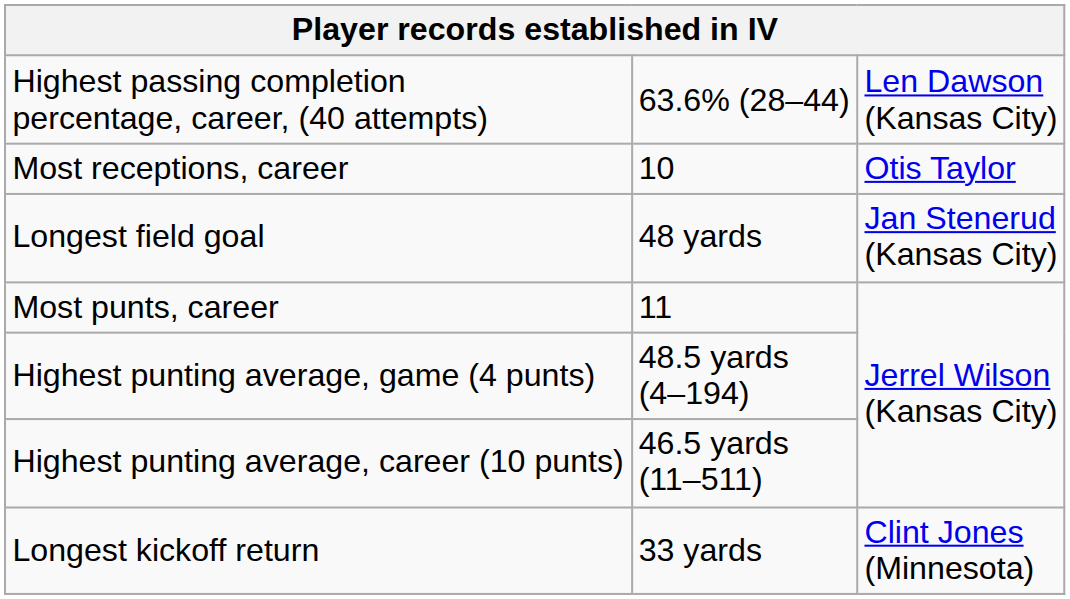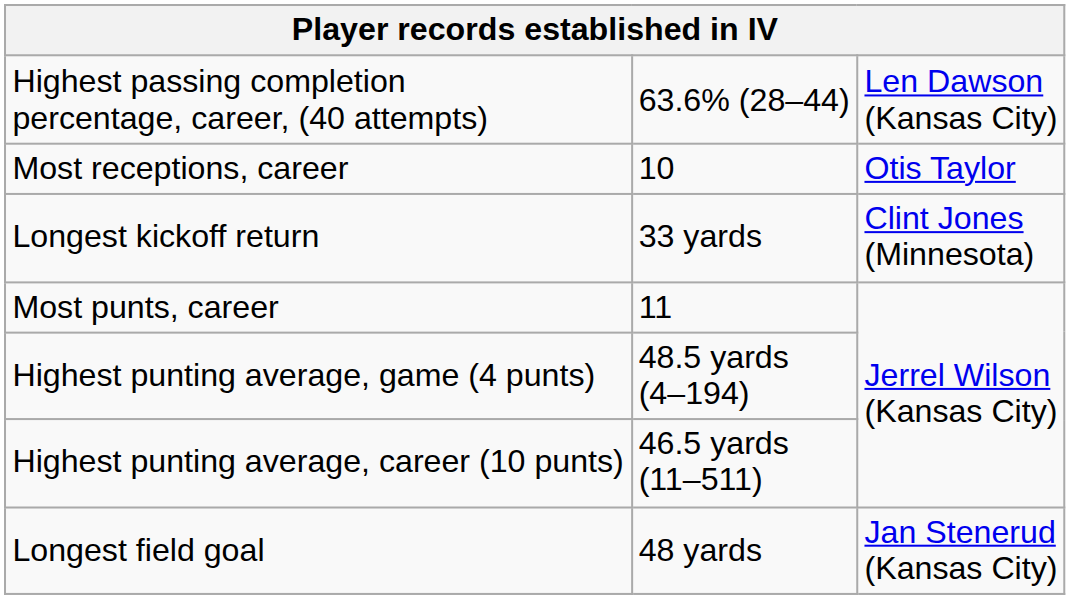rows swapped: (166, 549) <-> (138, 237)
